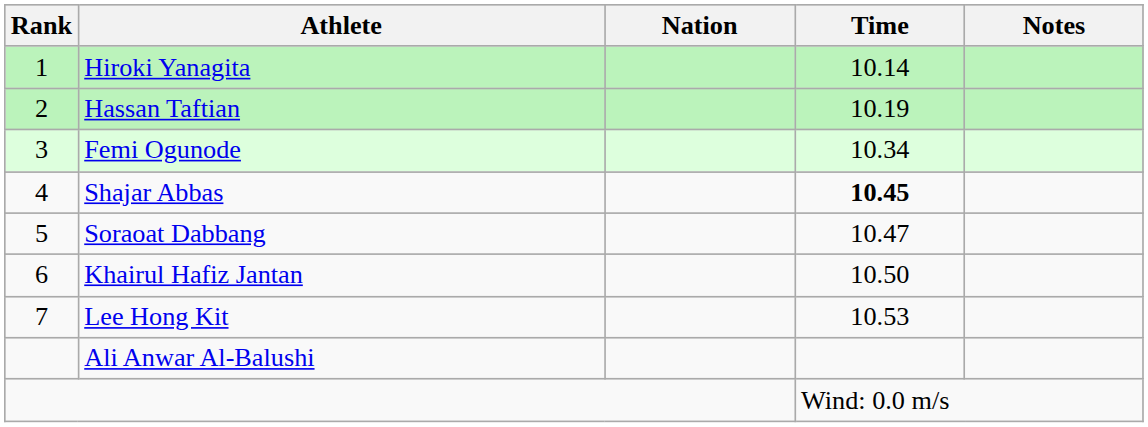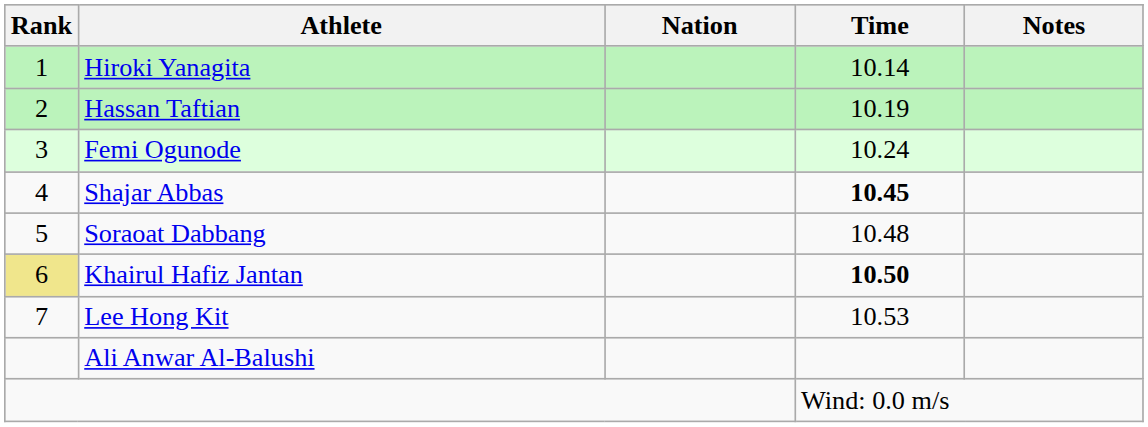(880, 150) 10.34 -> (880, 150) 10.24
(880, 233) 10.47 -> (880, 233) 10.48
(41, 274) no background -> (41, 274) khaki background
(880, 274) normal -> (880, 274) bold
